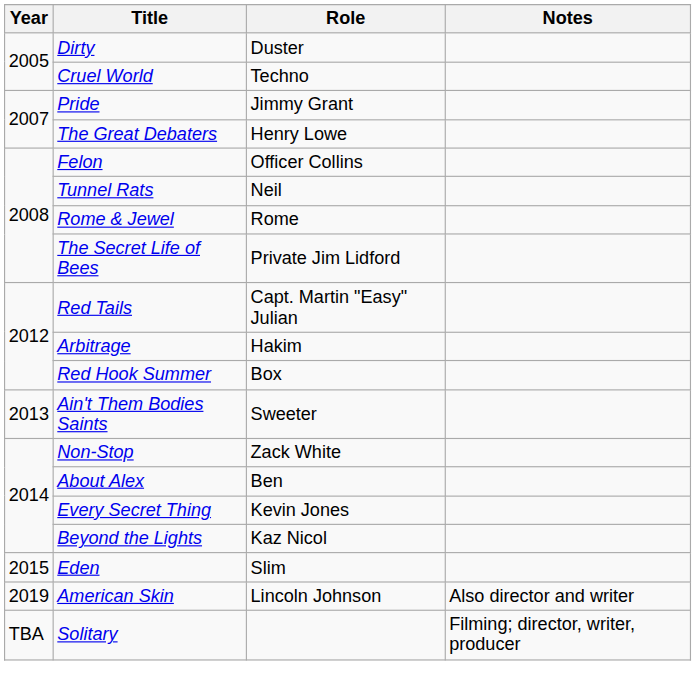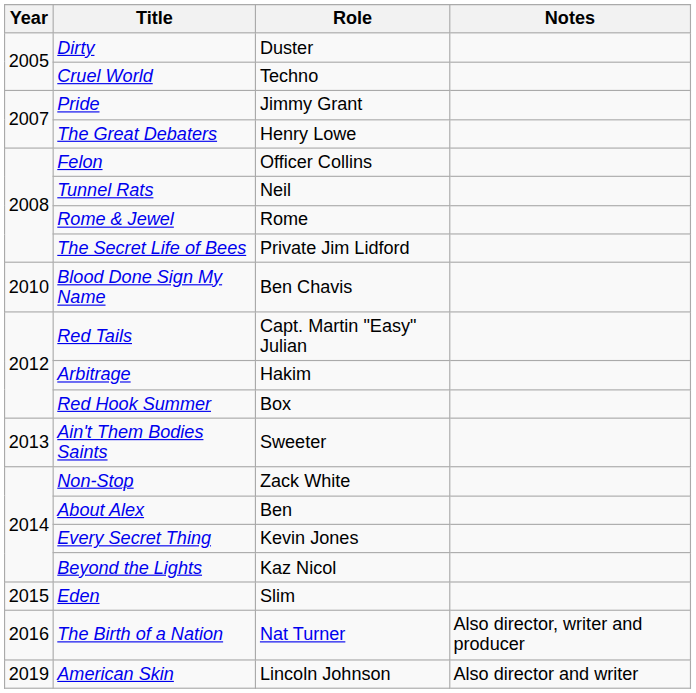+ row: (140, 287)
+ row: (140, 634)
- row: (87, 634)
